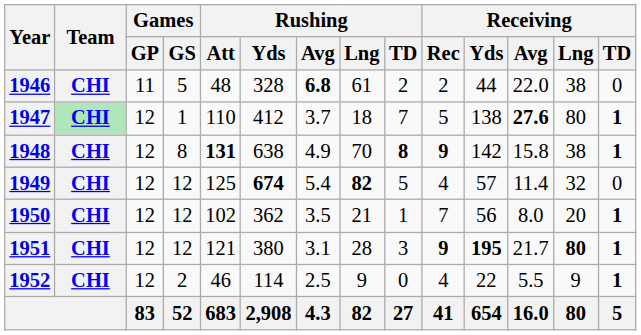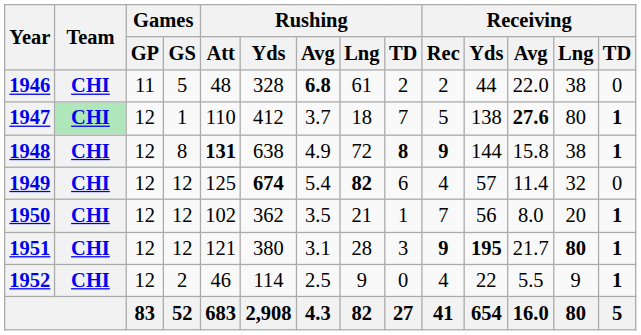(362, 150) 70 -> (362, 150) 72
(486, 150) 142 -> (486, 150) 144
(403, 183) 5 -> (403, 183) 6
